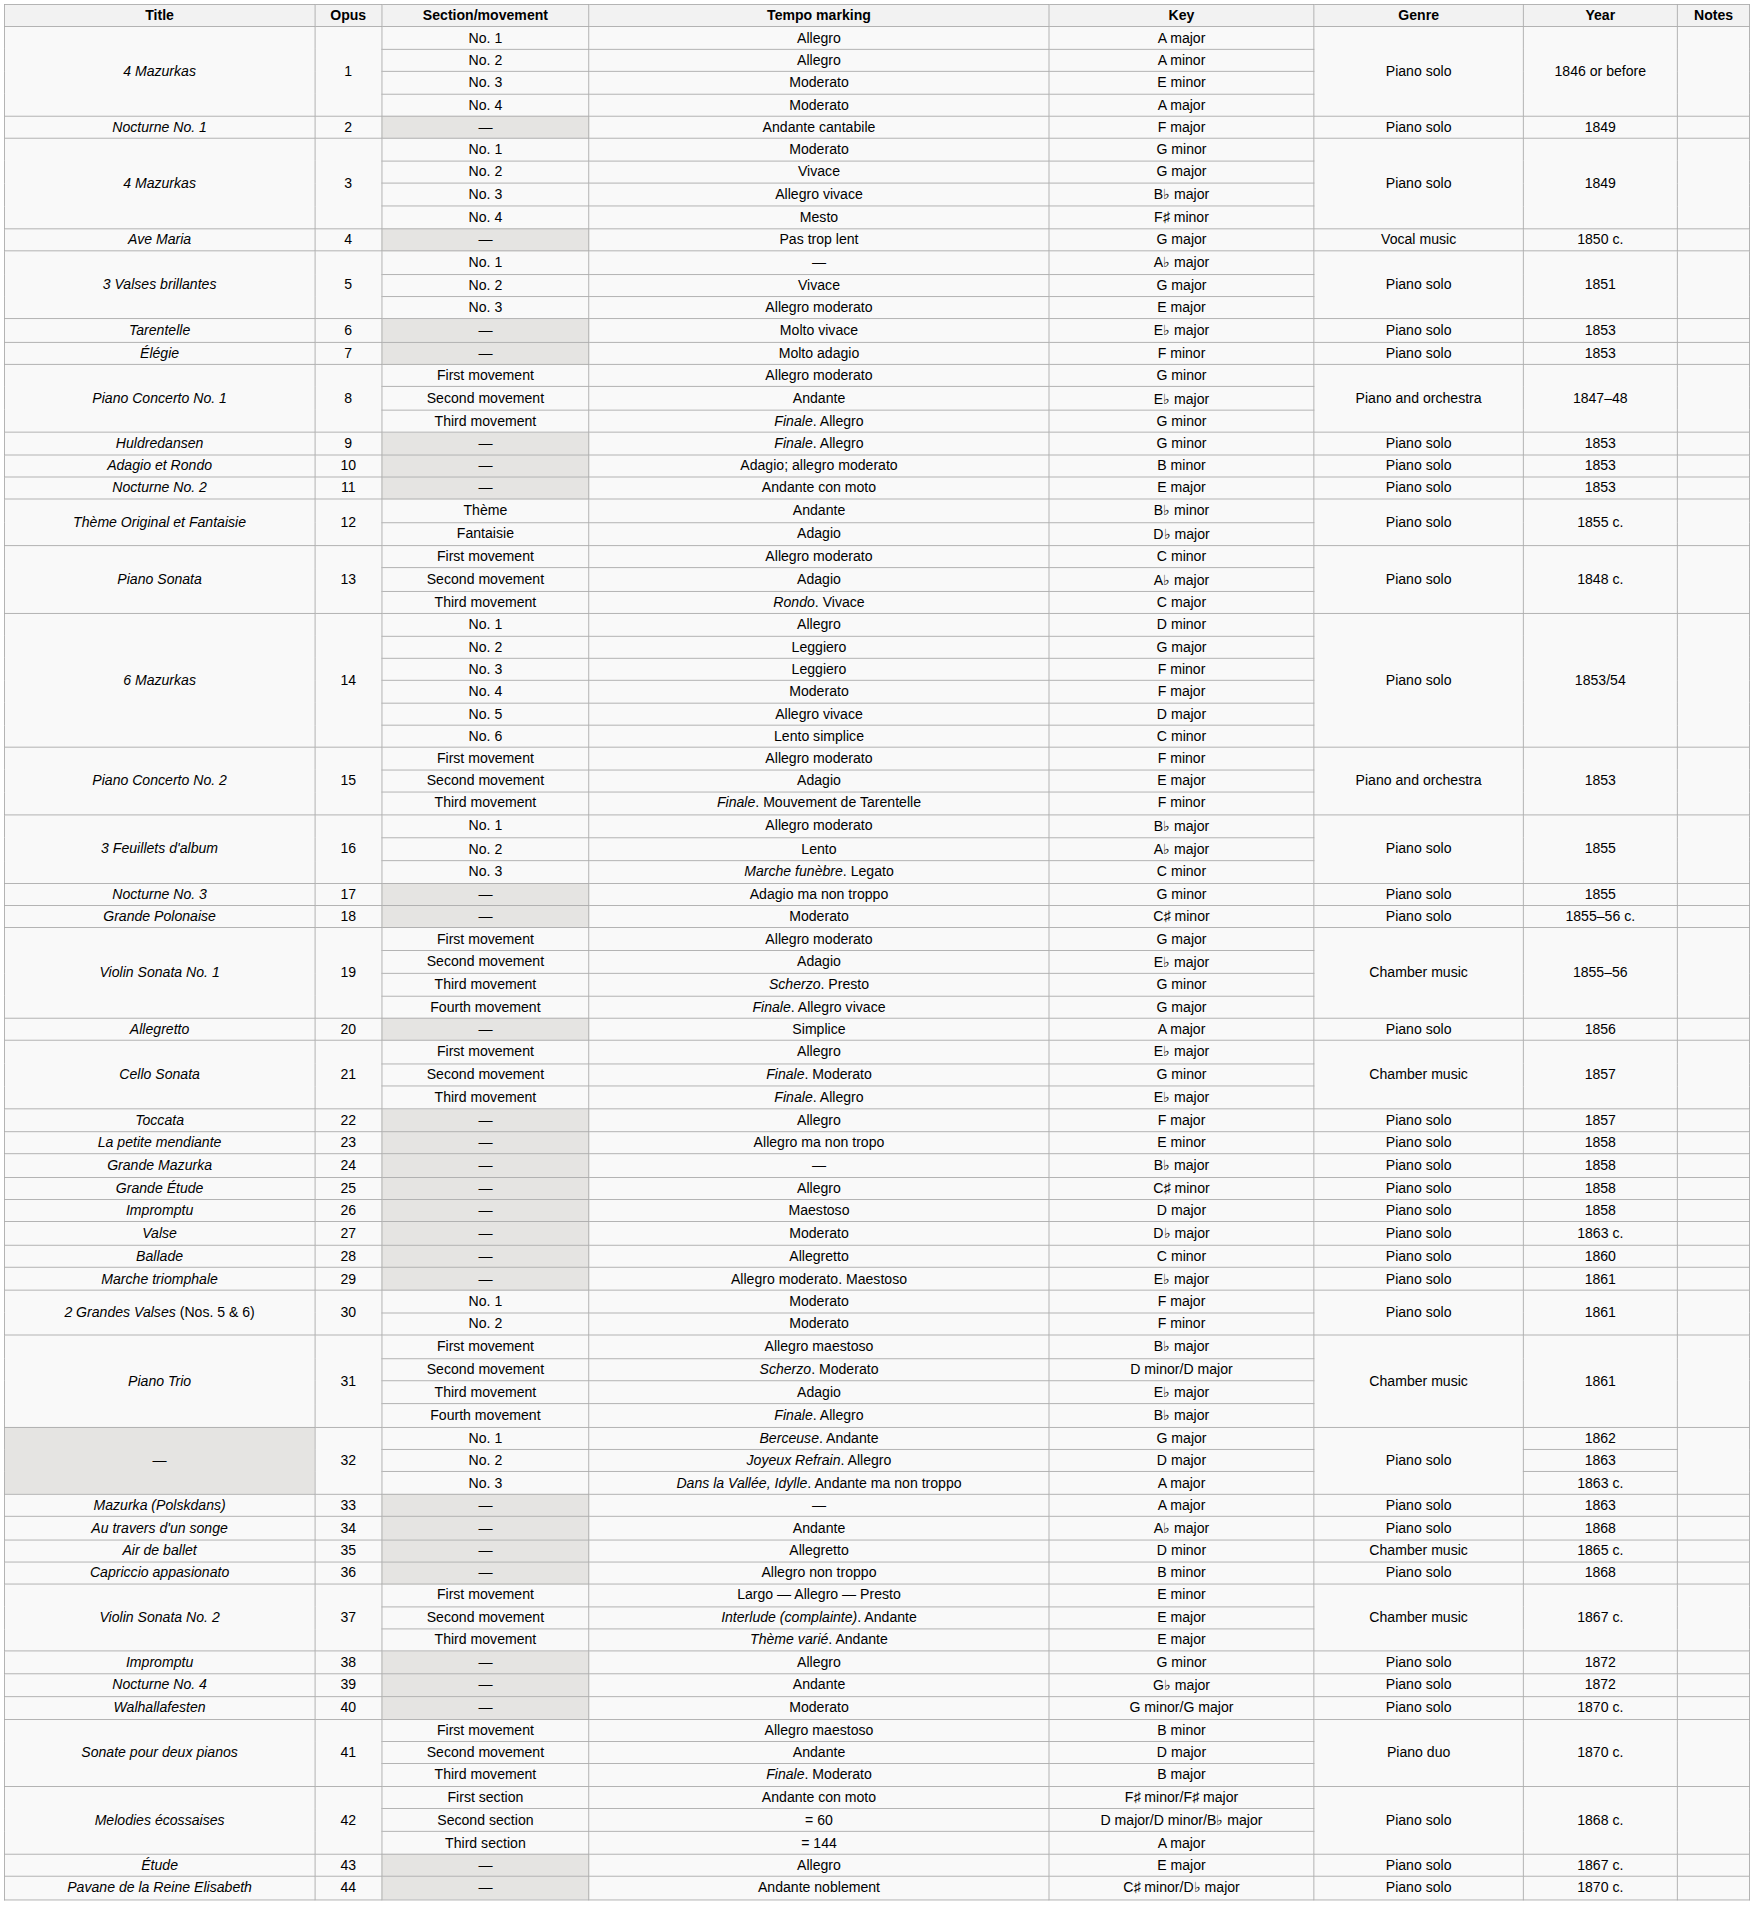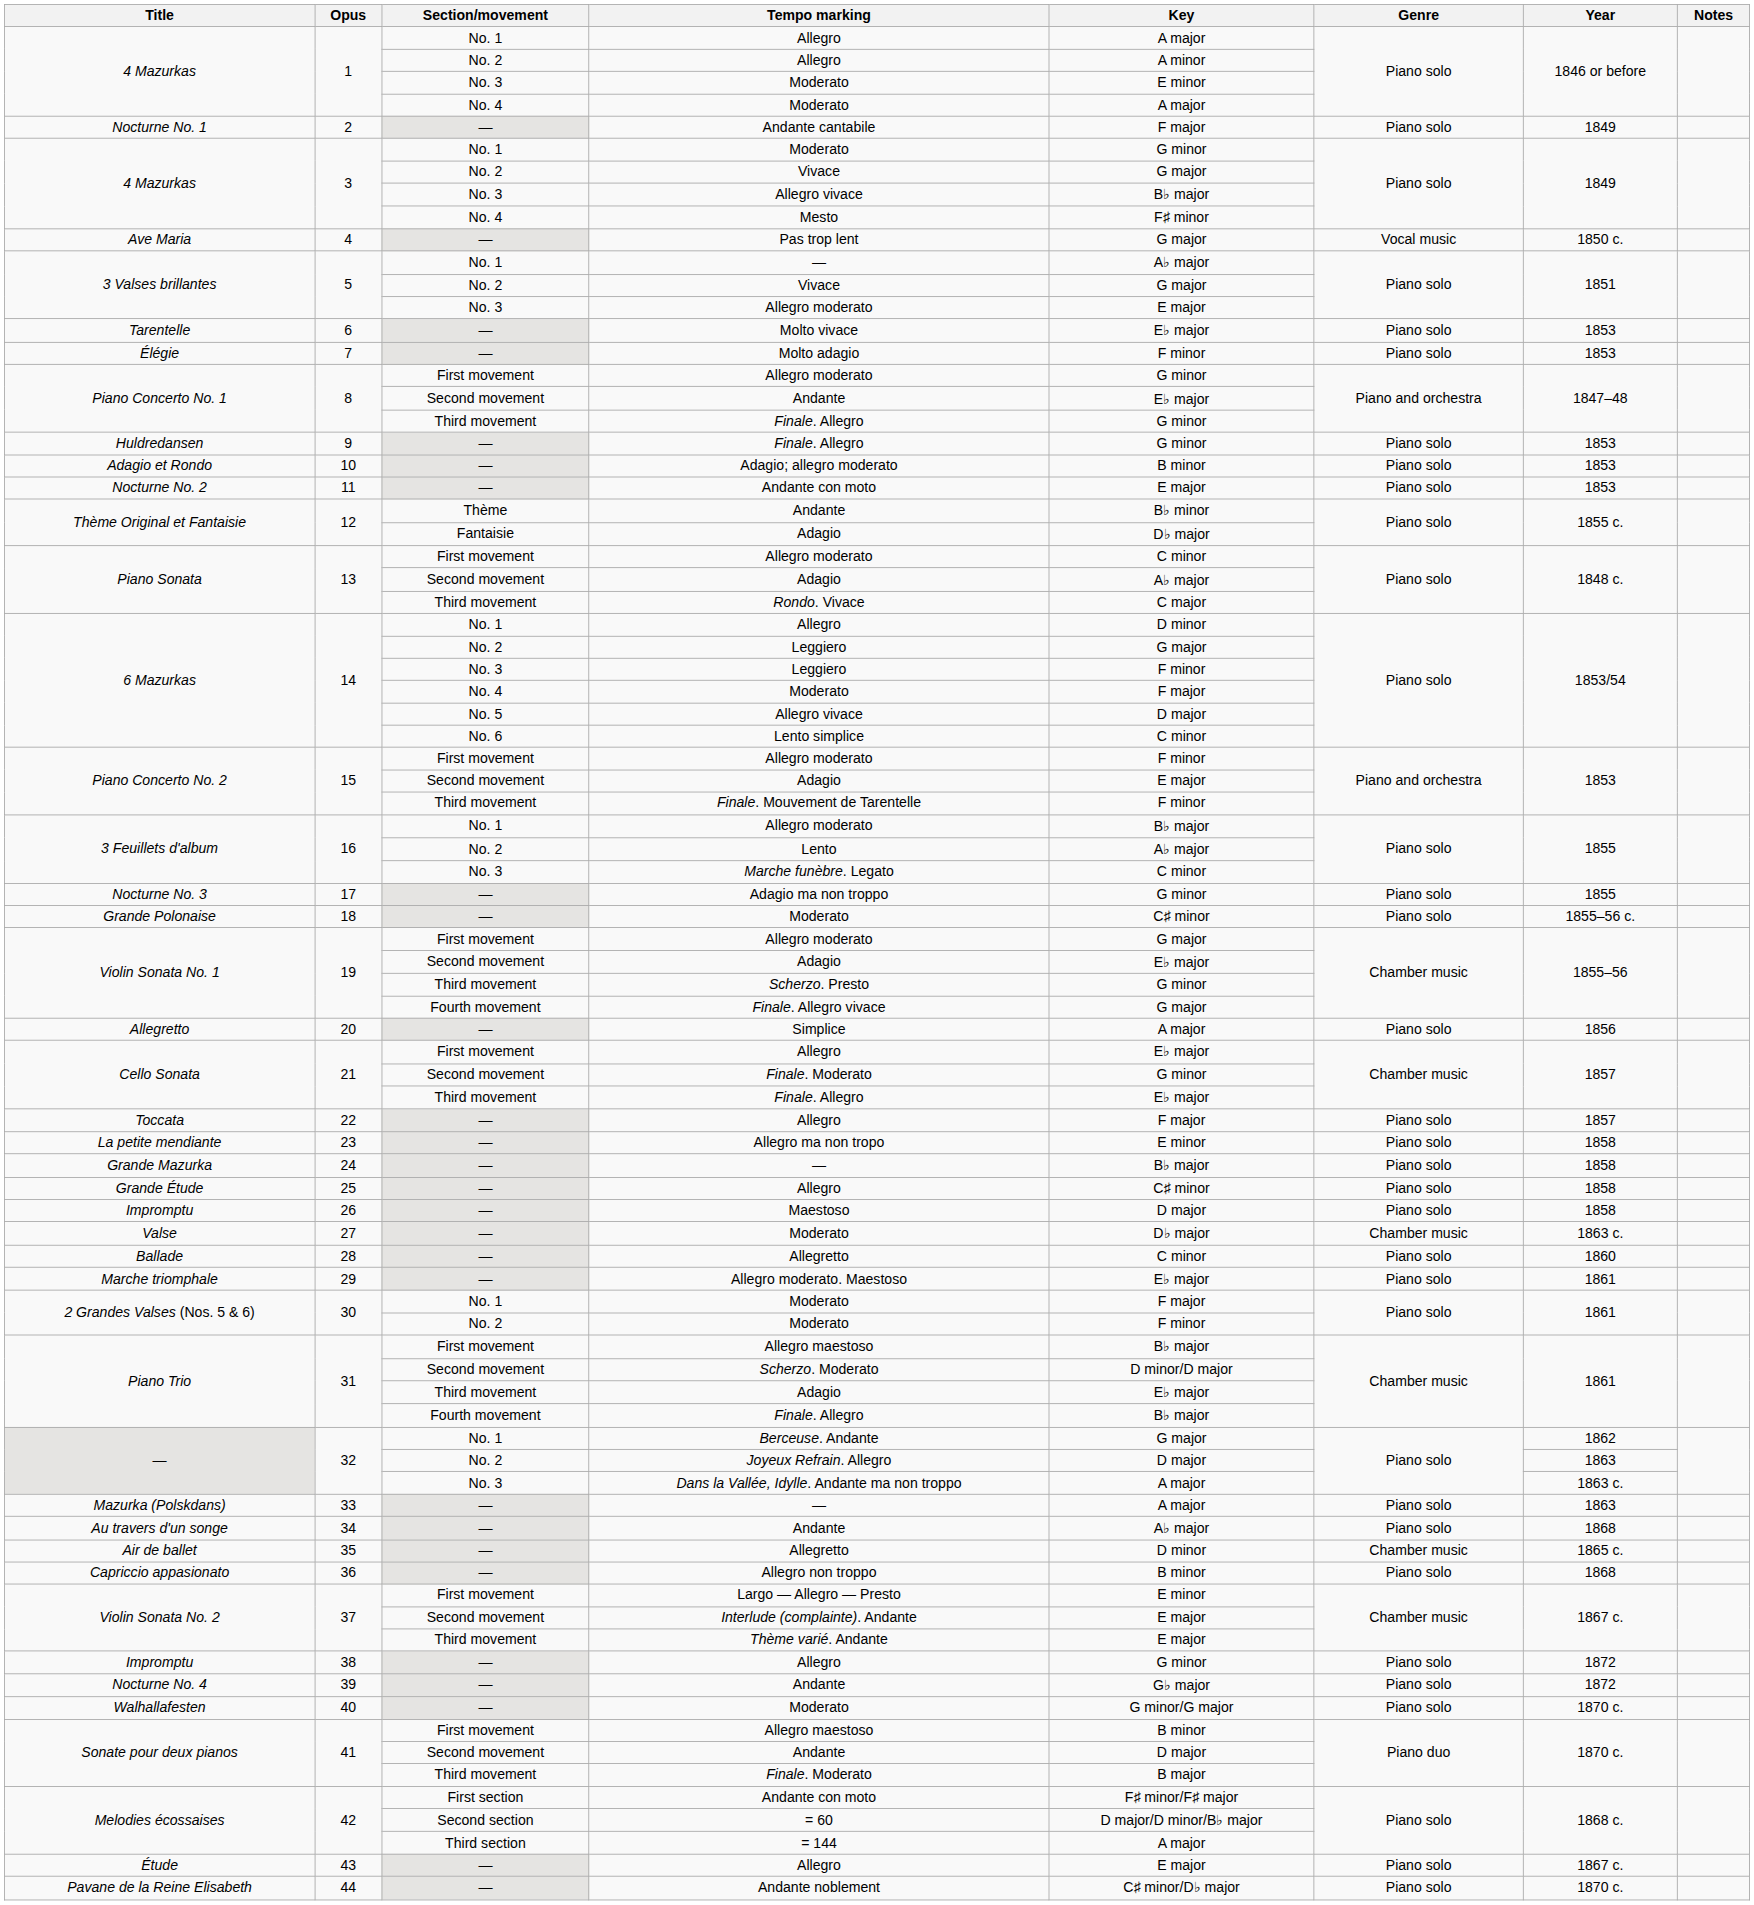(1419, 1233) Piano solo -> (1419, 1233) Chamber music
